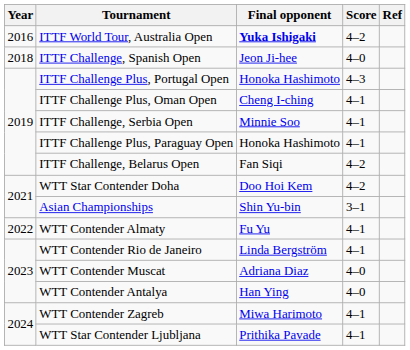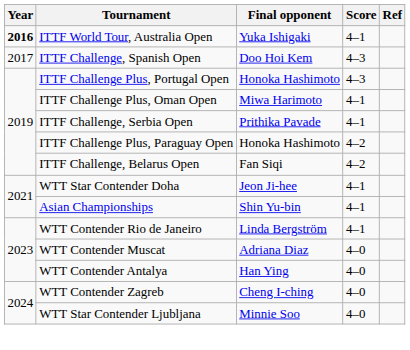(20, 36) normal -> (20, 36) bold
(278, 36) bold -> (275, 36) normal
(356, 36) 4–2 -> (356, 36) 4–1
(20, 57) 2018 -> (20, 57) 2017
(268, 57) Jeon Ji-hee -> (276, 57) Doo Hoi Kem
(356, 57) 4–0 -> (356, 57) 4–3
(276, 100) Cheng I-ching -> (281, 100) Miwa Harimoto
(270, 121) Minnie Soo -> (280, 121) Prithika Pavade
(356, 143) 4–1 -> (356, 143) 4–2
(276, 185) Doo Hoi Kem -> (268, 185) Jeon Ji-hee
(356, 185) 4–2 -> (356, 185) 4–1
(356, 207) 3–1 -> (356, 207) 4–1
- row: (102, 228)
(281, 313) Miwa Harimoto -> (276, 292) Cheng I-ching
(356, 313) 4–1 -> (356, 292) 4–0
(280, 334) Prithika Pavade -> (270, 313) Minnie Soo
(356, 334) 4–1 -> (356, 313) 4–0
